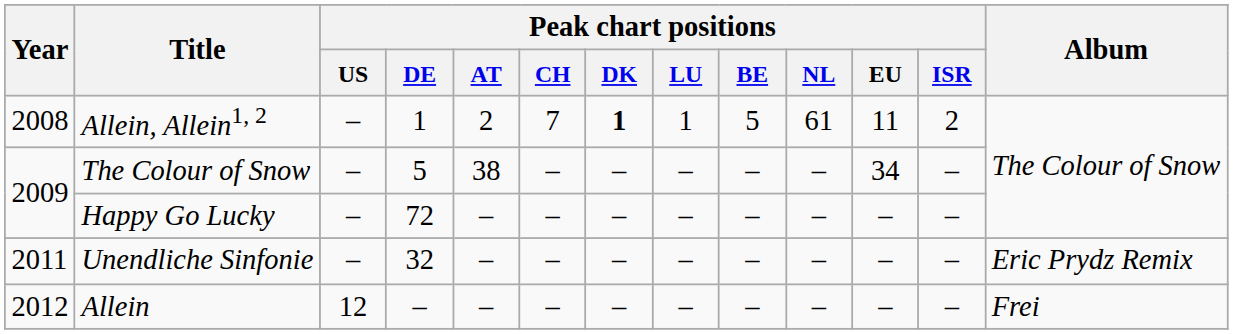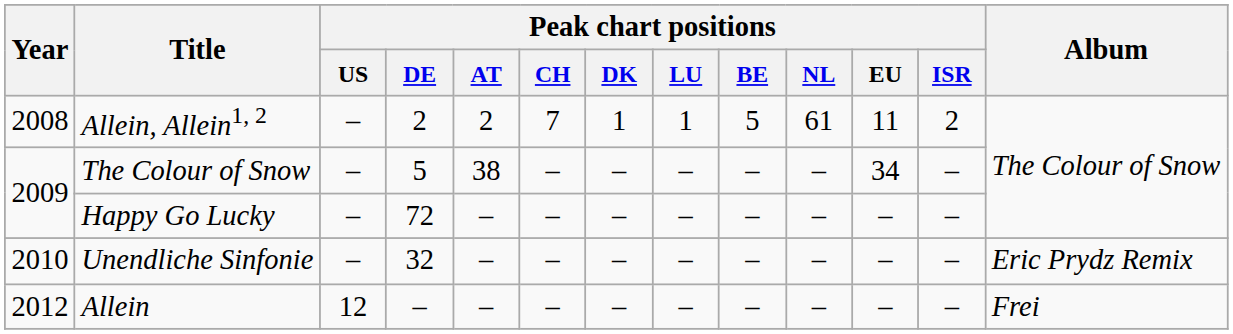(420, 121) 1 -> (420, 121) 2
(619, 121) bold -> (619, 121) normal
(39, 260) 2011 -> (40, 260) 2010
